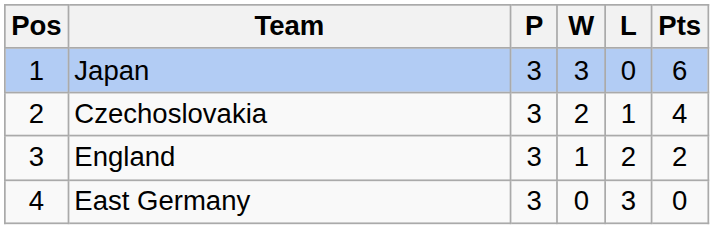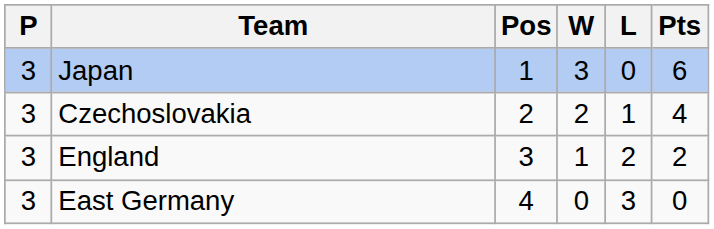columns swapped: (36, 26) <-> (534, 26)
